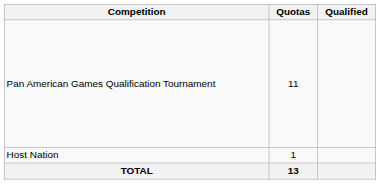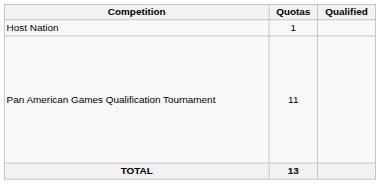rows swapped: (33, 155) <-> (111, 83)
